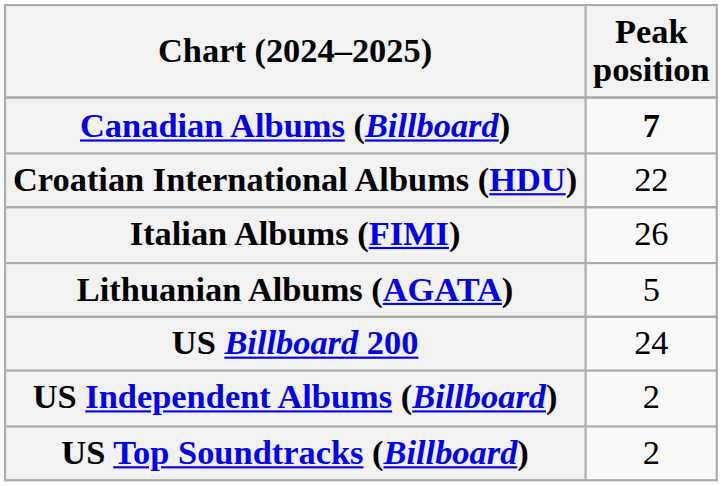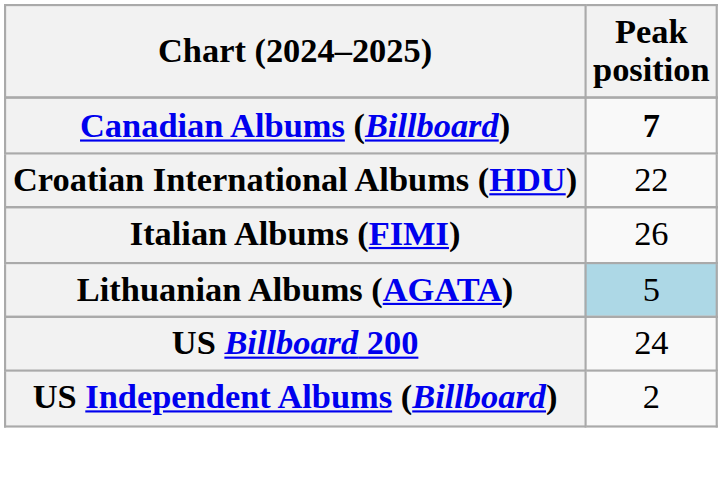(651, 288) no background -> (651, 288) lightblue background
- row: (295, 452)
